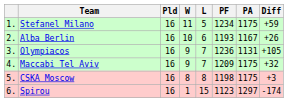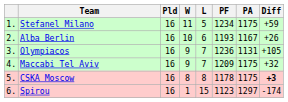(224, 78) 1198 -> (224, 78) 1178
(271, 78) normal -> (271, 78) bold
